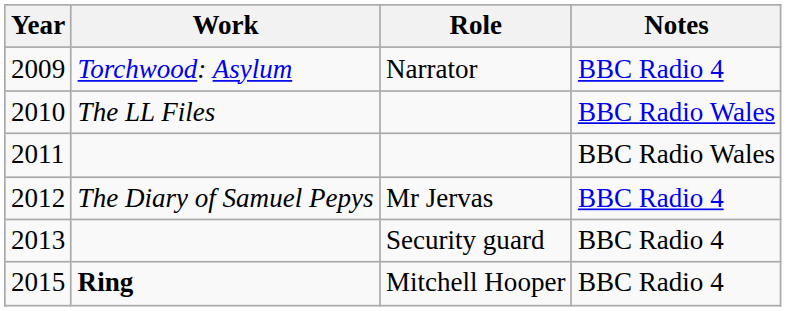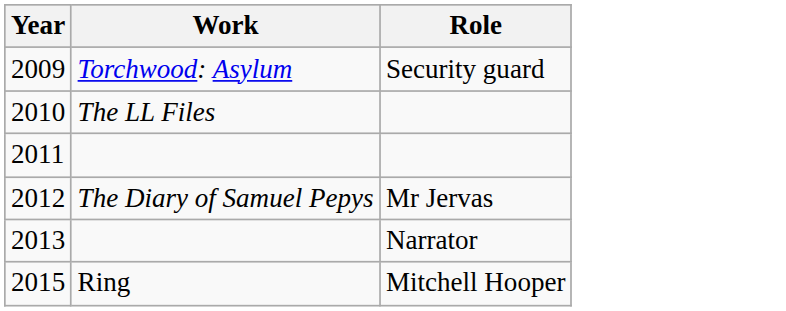- column: (676, 25)
(432, 68) Narrator -> (465, 68) Security guard
(465, 240) Security guard -> (432, 240) Narrator
(105, 283) bold -> (104, 283) normal
